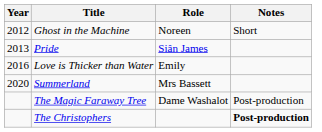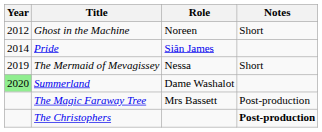(18, 48) 2013 -> (18, 48) 2014
- row: (94, 65)
+ row: (97, 65)
(18, 83) no background -> (18, 83) lightgreen background
(185, 83) Mrs Bassett -> (199, 83) Dame Washalot
(193, 100) Dame Washalot -> (191, 100) Mrs Bassett
